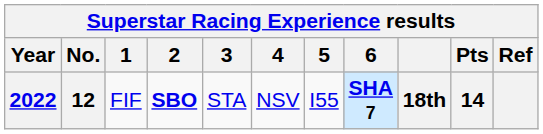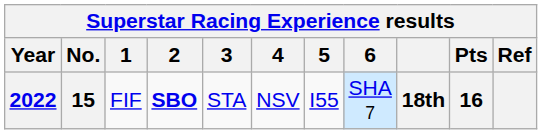(83, 100) 12 -> (83, 100) 15
(371, 100) bold -> (370, 100) normal
(472, 100) 14 -> (471, 100) 16
